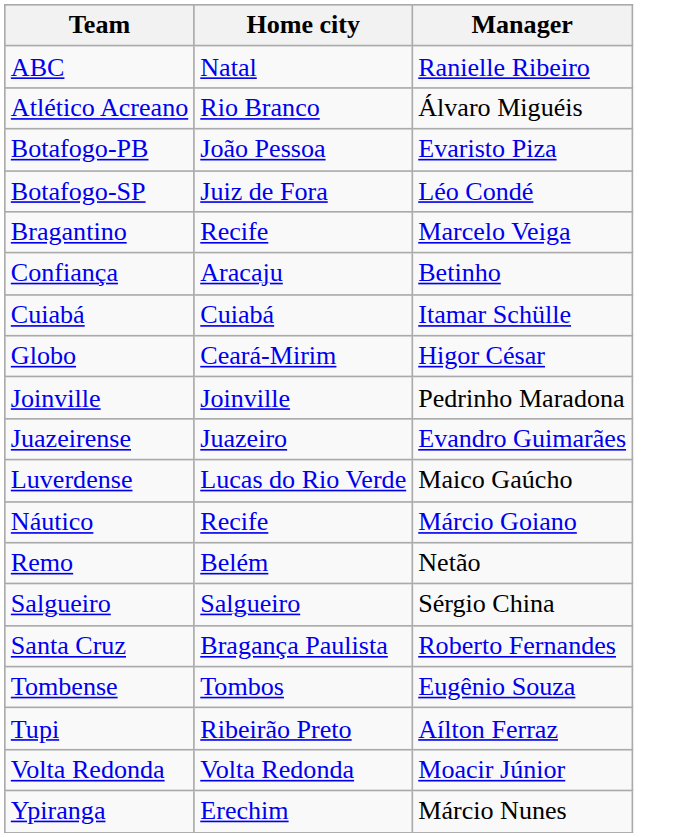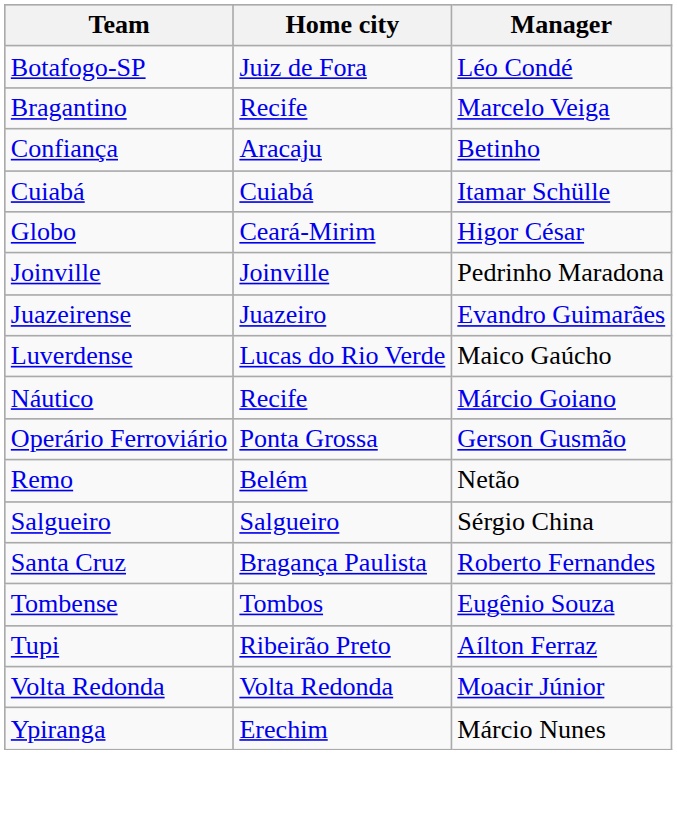- row: (38, 66)
- row: (100, 107)
- row: (80, 149)
+ row: (119, 438)
